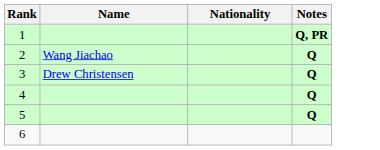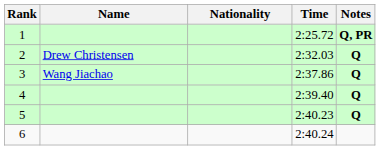+ column: (314, 14)
(78, 54) Wang Jiachao -> (88, 54) Drew Christensen
(88, 74) Drew Christensen -> (78, 74) Wang Jiachao
